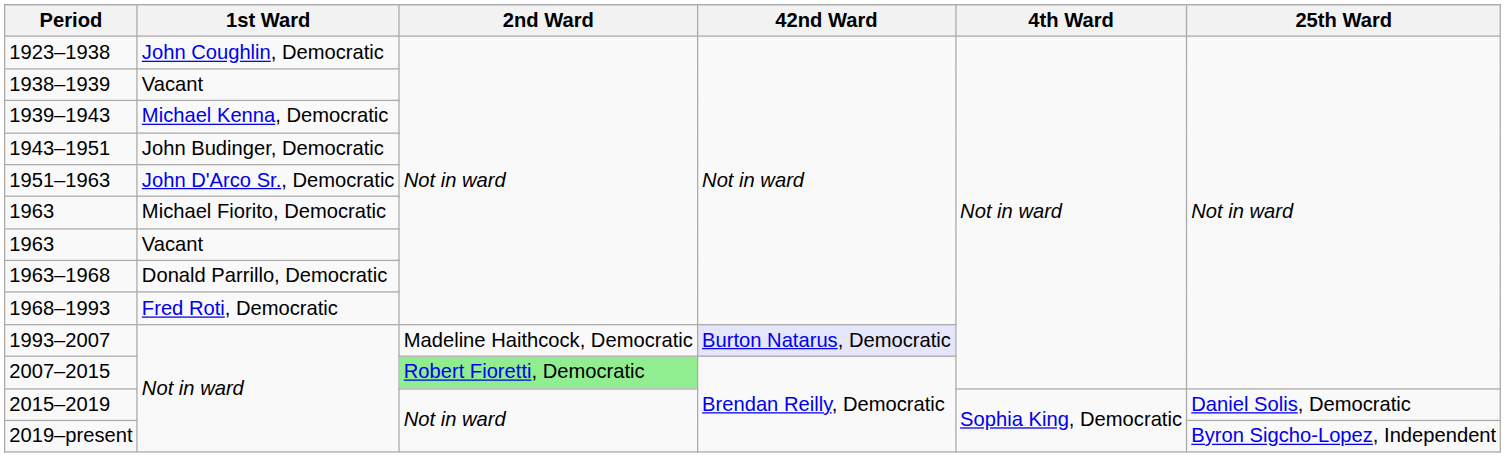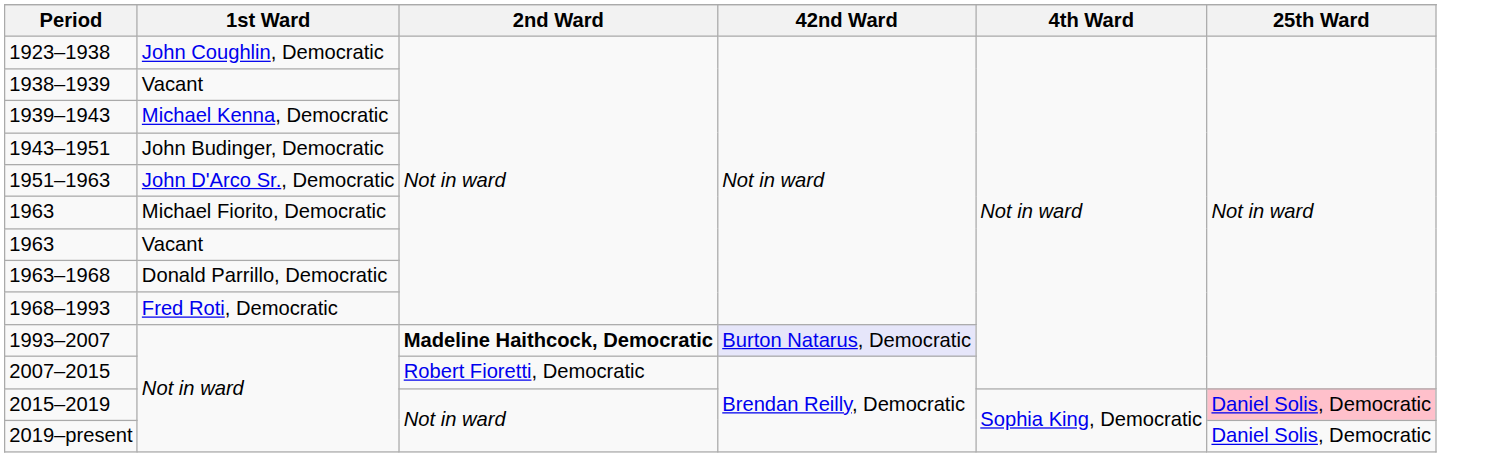(548, 340) normal -> (558, 340) bold
(524, 372) lightgreen background -> (524, 372) no background
(1301, 404) no background -> (1321, 404) pink background
(1344, 436) Byron Sigcho-Lopez, Independent -> (1321, 436) Daniel Solis, Democratic
